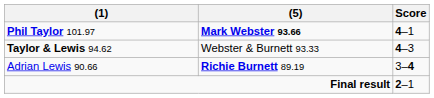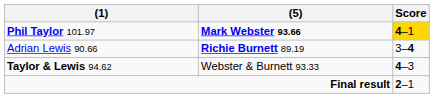(405, 31) no background -> (405, 31) gold background
rows swapped: (52, 66) <-> (59, 48)
